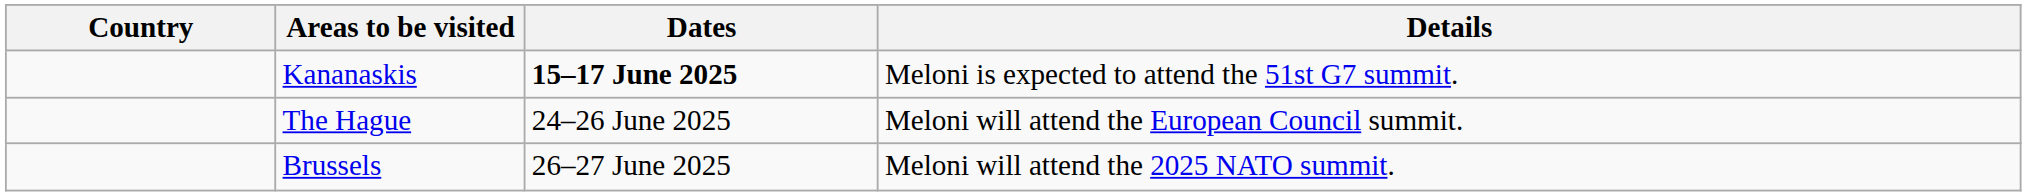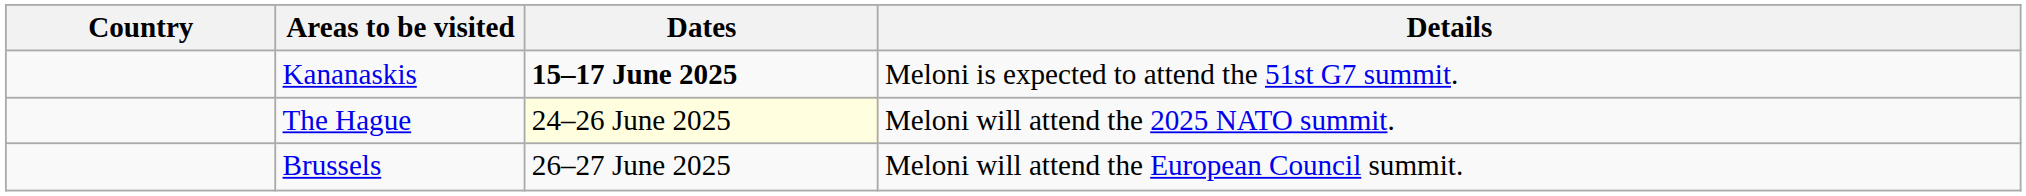(631, 119) no background -> (631, 119) lightyellow background
(1174, 119) Meloni will attend the European Council summit. -> (1140, 119) Meloni will attend the 2025 NATO summit.
(1140, 166) Meloni will attend the 2025 NATO summit. -> (1174, 166) Meloni will attend the European Council summit.
